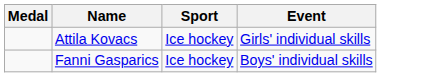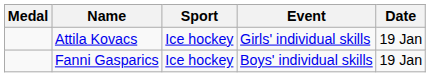+ column: (401, 16)
